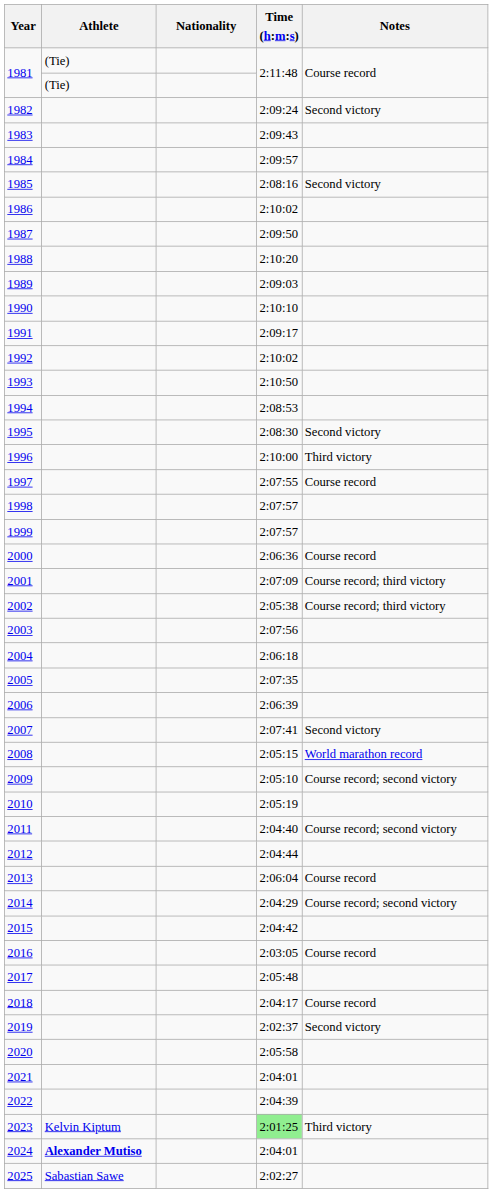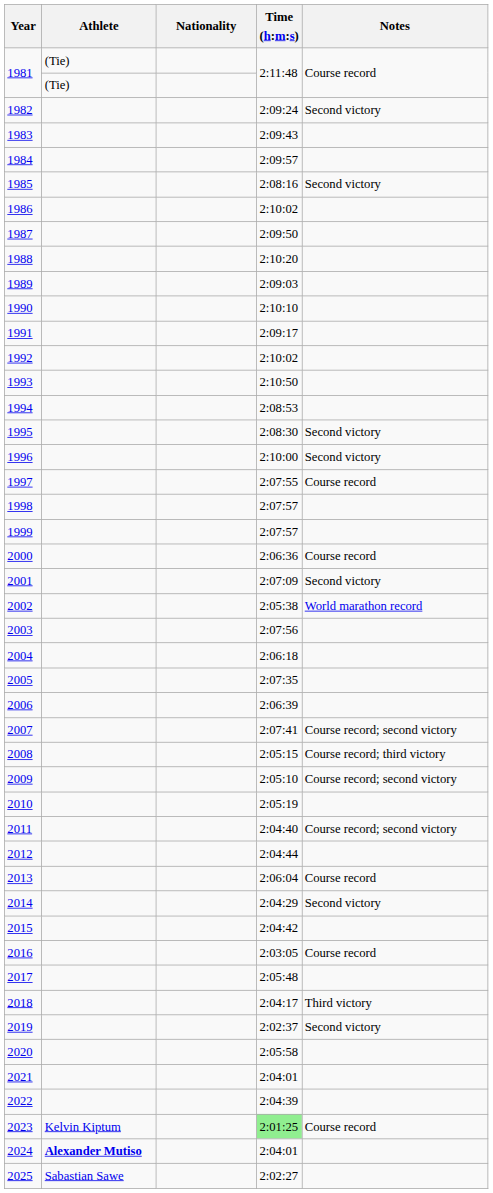(338, 457) Third victory -> (343, 457) Second victory
(375, 581) Course record; third victory -> (343, 581) Second victory
(375, 605) Course record; third victory -> (364, 605) World marathon record
(343, 729) Second victory -> (381, 729) Course record; second victory
(364, 754) World marathon record -> (375, 754) Course record; third victory
(381, 903) Course record; second victory -> (343, 903) Second victory
(340, 1002) Course record -> (338, 1002) Third victory
(338, 1126) Third victory -> (340, 1126) Course record
